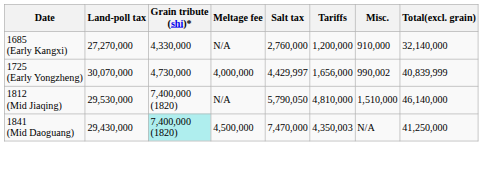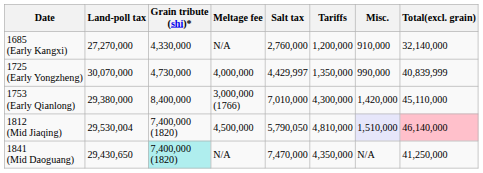(333, 72) 1,656,000 -> (333, 72) 1,350,000
(374, 72) 990,002 -> (374, 72) 990,000
+ row: (41, 100)
(110, 100) 29,530,000 -> (110, 127) 29,530,004
(222, 100) N/A -> (233, 127) 4,500,000
(377, 100) no background -> (377, 127) lavender background
(425, 100) no background -> (425, 127) pink background
(110, 127) 29,430,000 -> (110, 154) 29,430,650
(233, 127) 4,500,000 -> (222, 154) N/A
(333, 127) 4,350,003 -> (333, 154) 4,350,000
